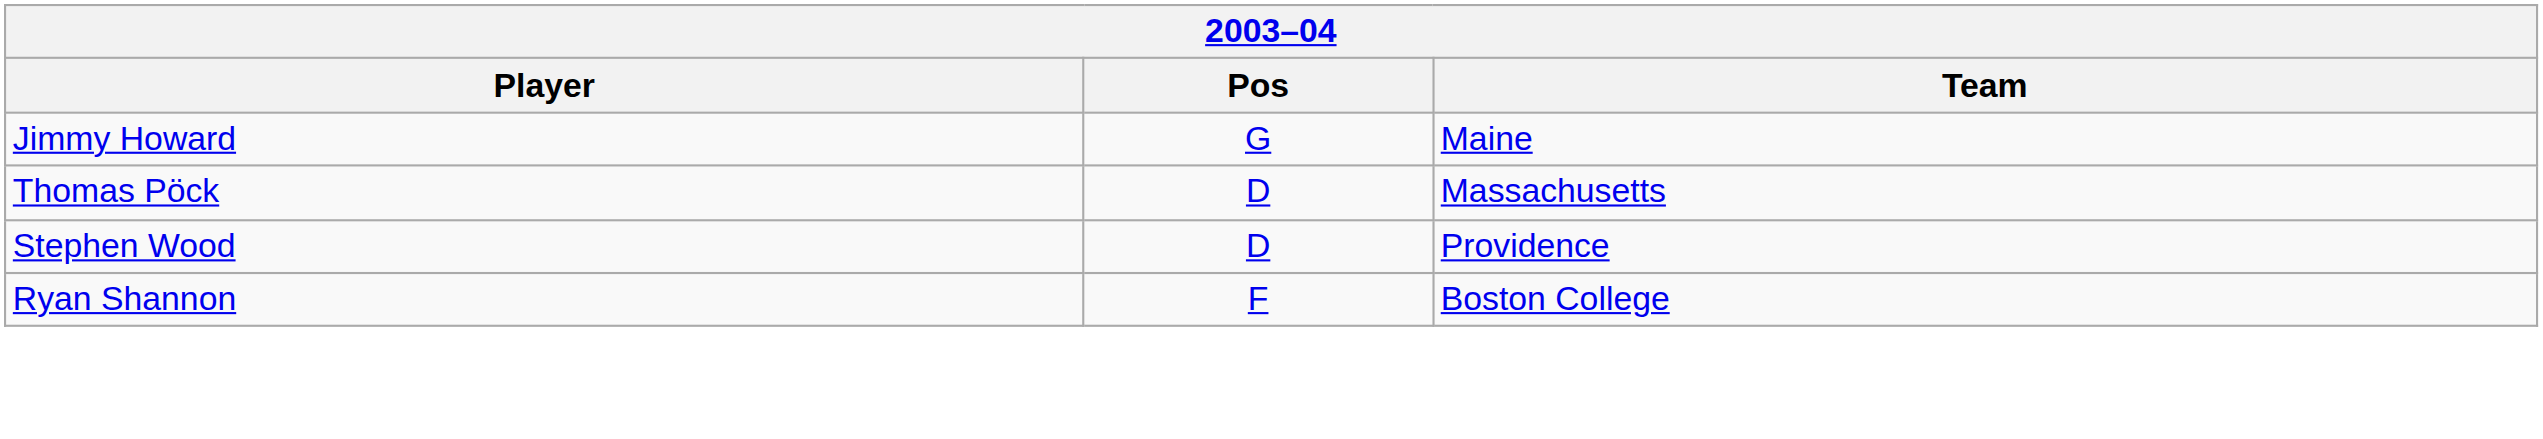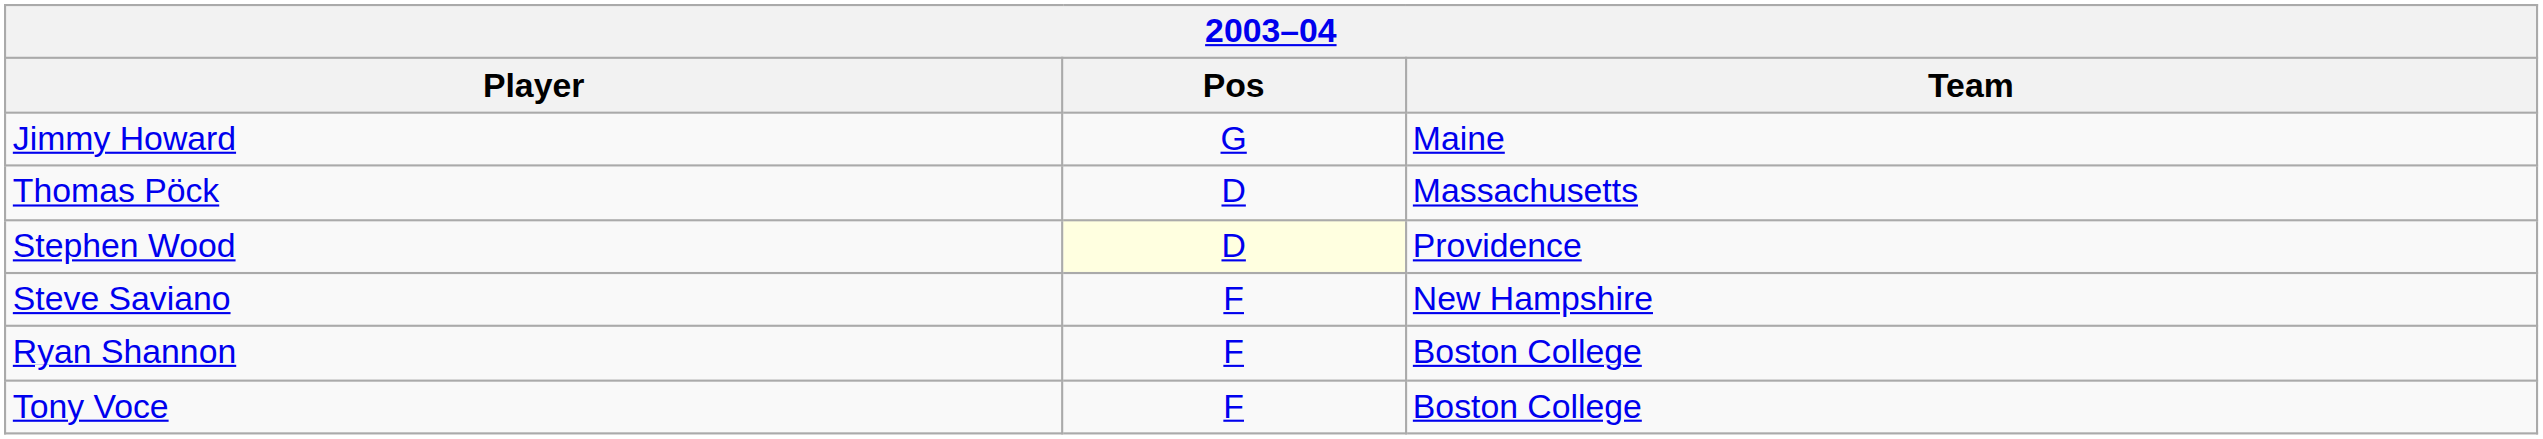(1258, 245) no background -> (1234, 245) lightyellow background
+ row: (122, 298)
+ row: (91, 406)
